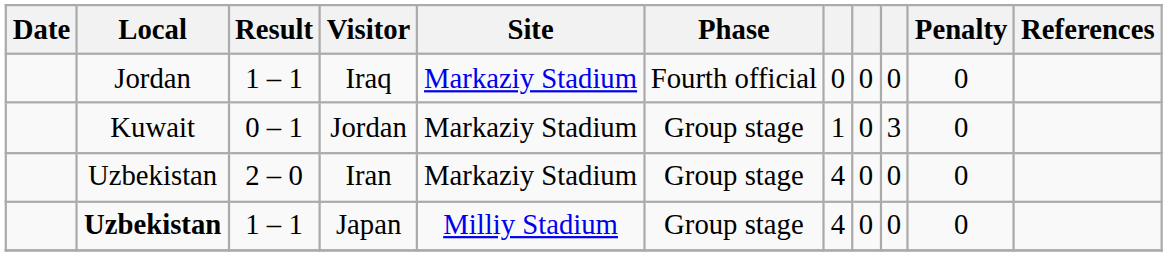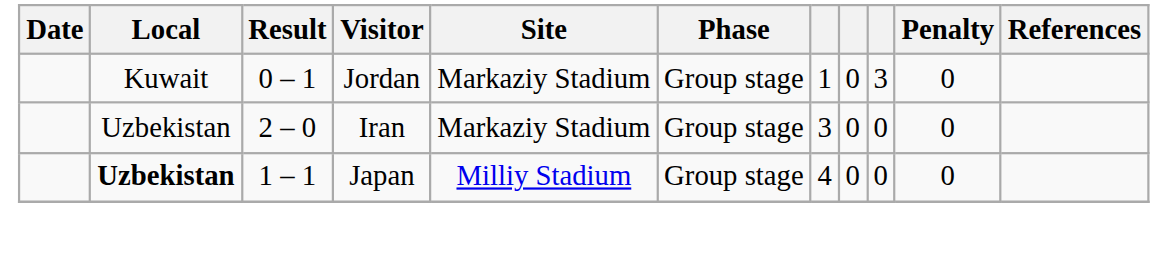- row: (369, 78)
(838, 176) 4 -> (825, 127) 3
